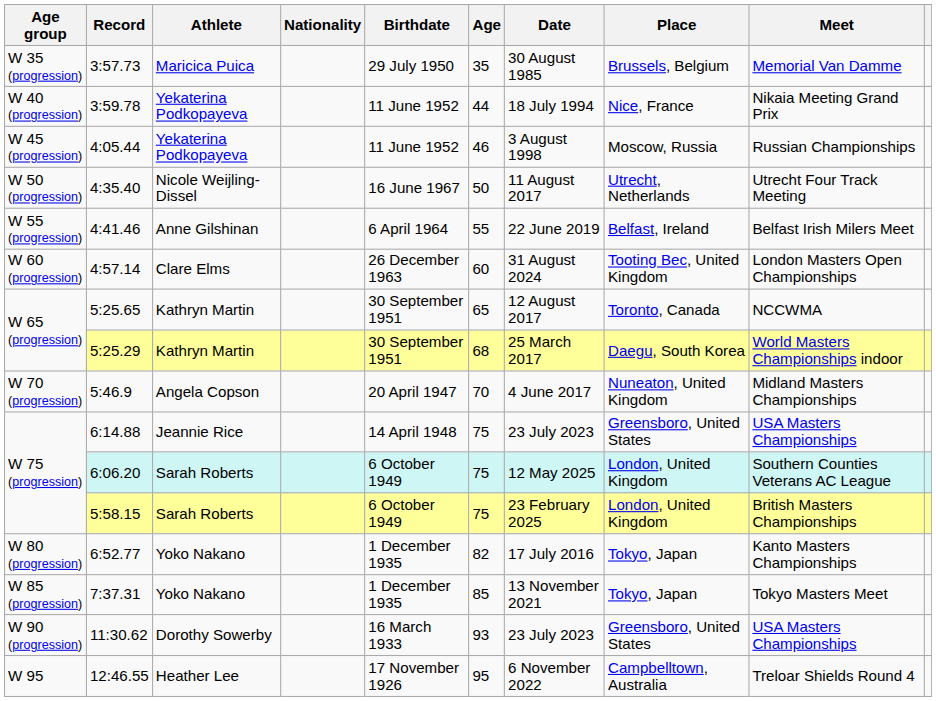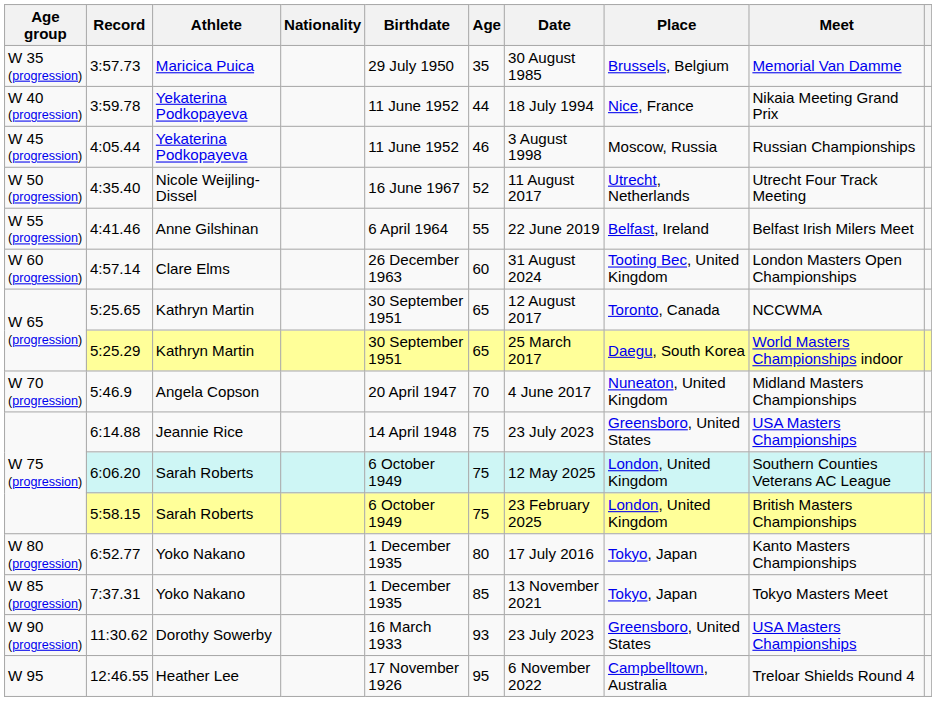(481, 188) 50 -> (481, 188) 52
(481, 351) 68 -> (481, 351) 65
(481, 554) 82 -> (481, 554) 80
